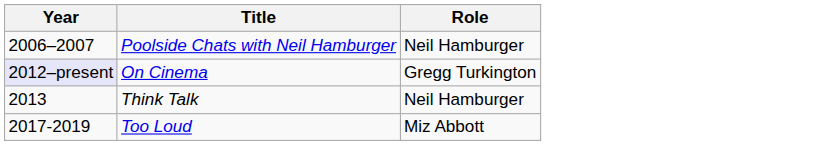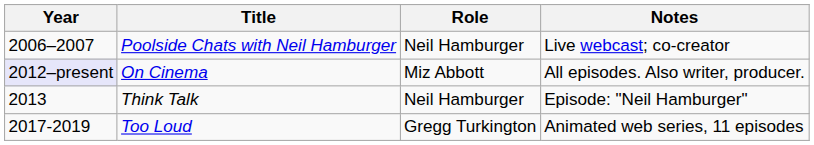+ column: (674, 18)
(470, 72) Gregg Turkington -> (444, 72) Miz Abbott
(444, 126) Miz Abbott -> (470, 126) Gregg Turkington
